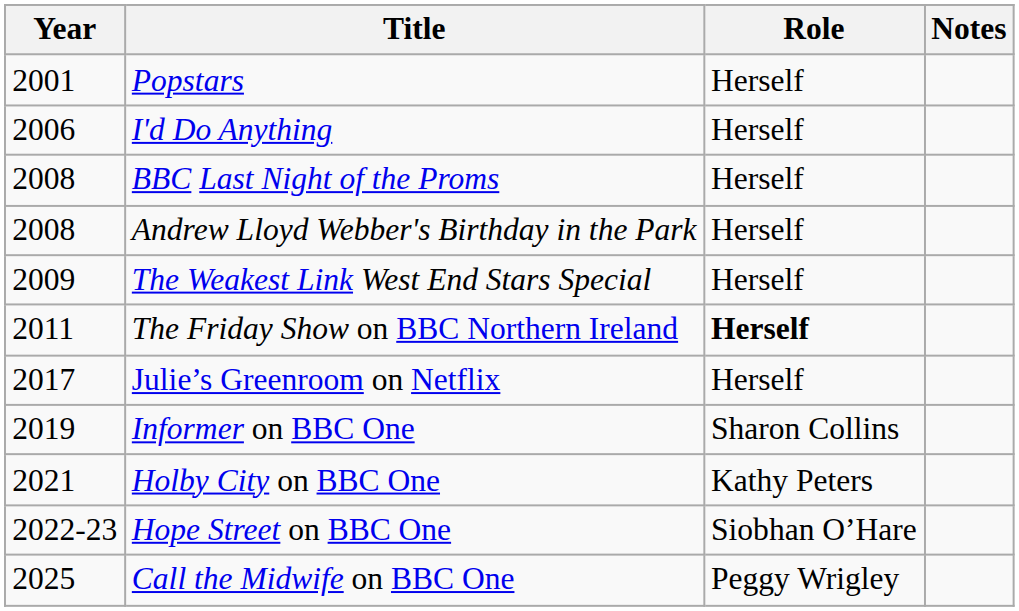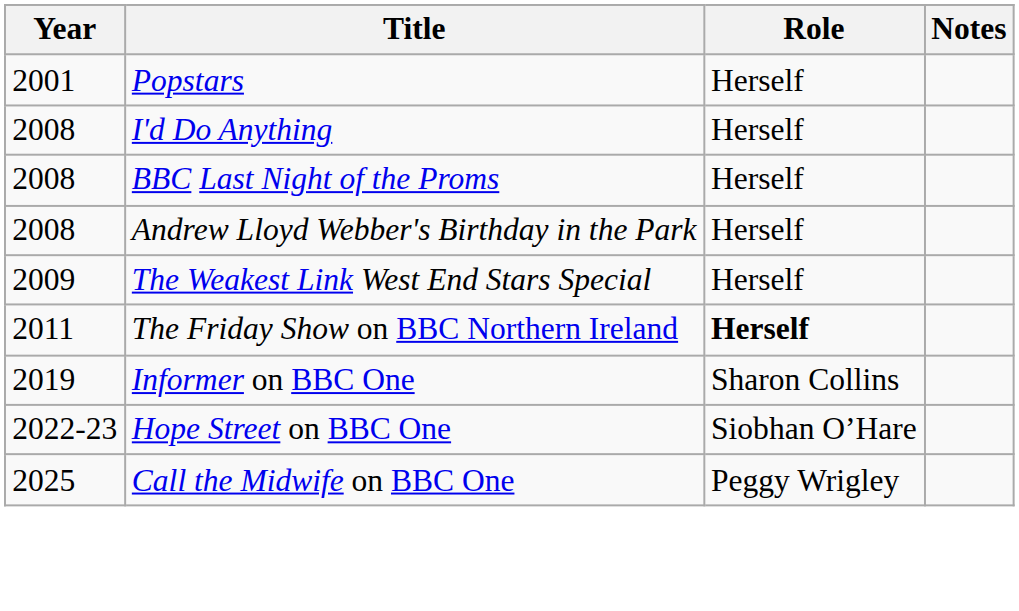(44, 129) 2006 -> (44, 129) 2008
- row: (316, 379)
- row: (286, 479)
